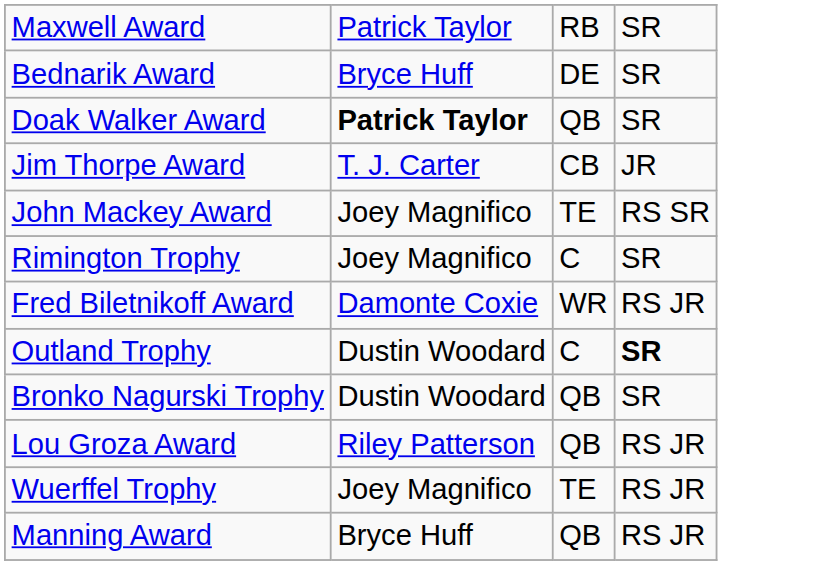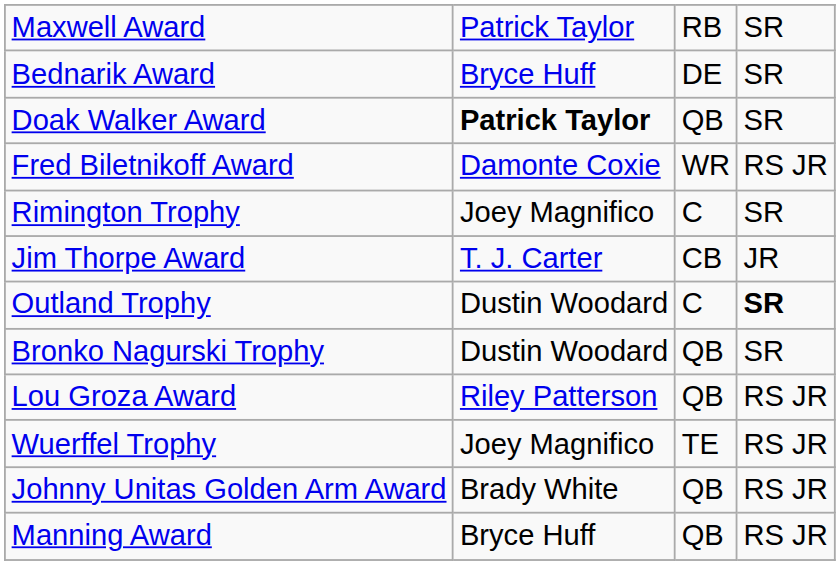rows swapped: (153, 304) <-> (128, 166)
- row: (142, 212)
+ row: (229, 489)
